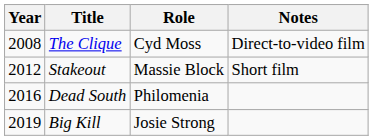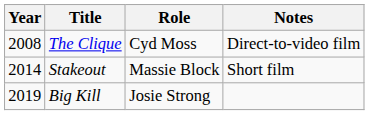(25, 69) 2012 -> (25, 69) 2014
- row: (88, 95)
